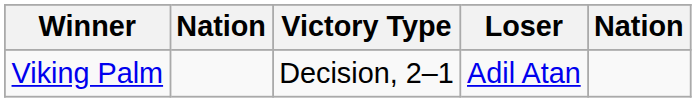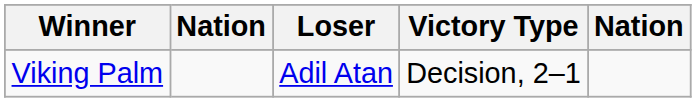columns swapped: (366, 27) <-> (524, 27)
